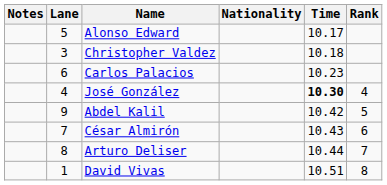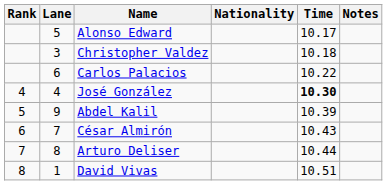columns swapped: (364, 15) <-> (26, 15)
(326, 73) 10.23 -> (318, 73) 10.22
(326, 112) 10.42 -> (318, 112) 10.39
